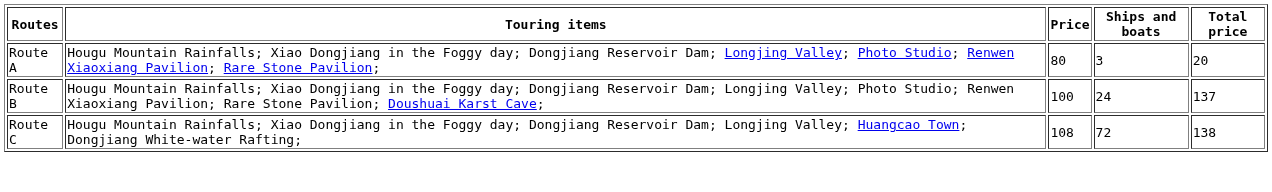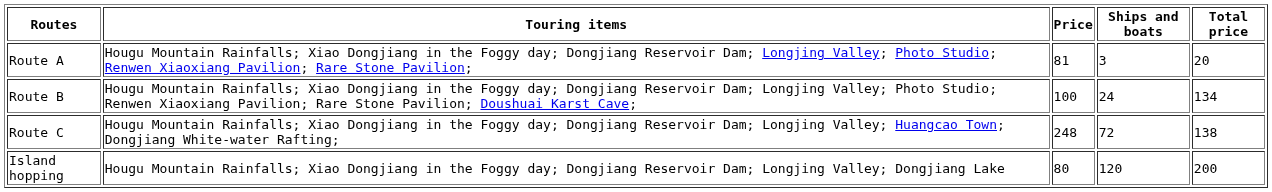(1058, 60) 80 -> (1061, 60) 81
(1204, 96) 137 -> (1206, 96) 134
(1062, 132) 108 -> (1065, 132) 248
+ row: (36, 168)
